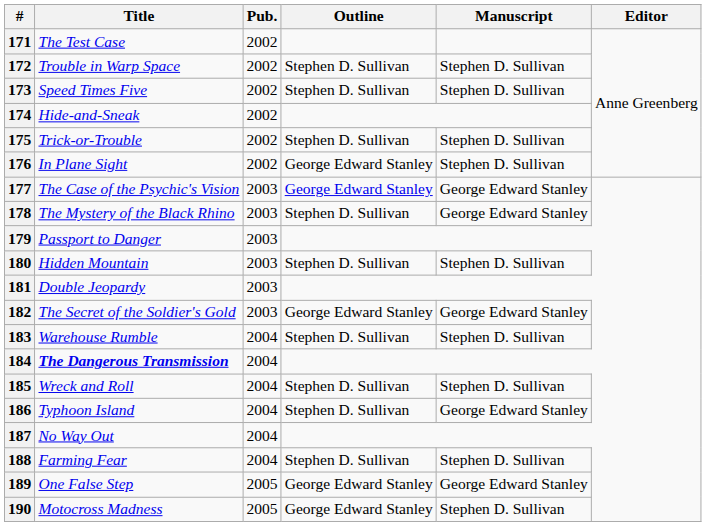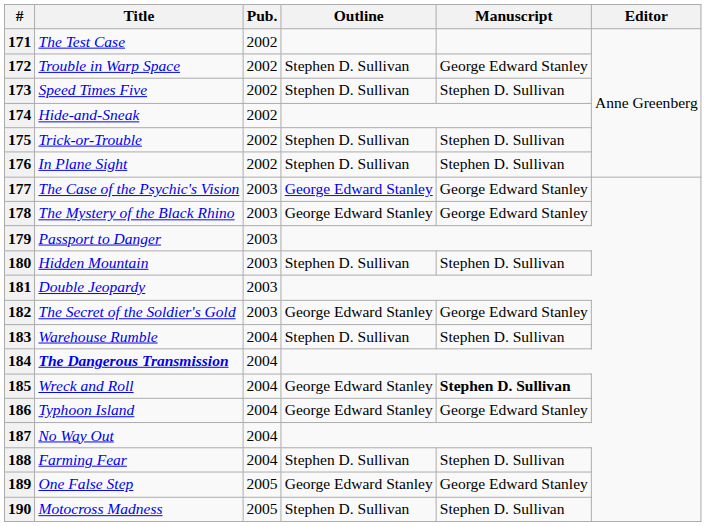(502, 66) Stephen D. Sullivan -> (514, 66) George Edward Stanley
(359, 164) George Edward Stanley -> (347, 164) Stephen D. Sullivan
(347, 213) Stephen D. Sullivan -> (359, 213) George Edward Stanley
(347, 386) Stephen D. Sullivan -> (359, 386) George Edward Stanley
(502, 386) normal -> (505, 386) bold
(347, 410) Stephen D. Sullivan -> (359, 410) George Edward Stanley
(359, 509) George Edward Stanley -> (347, 509) Stephen D. Sullivan
